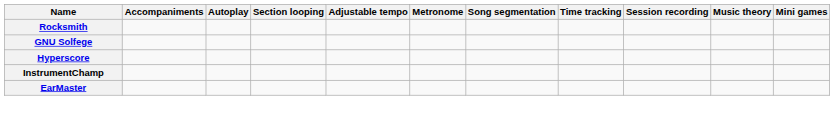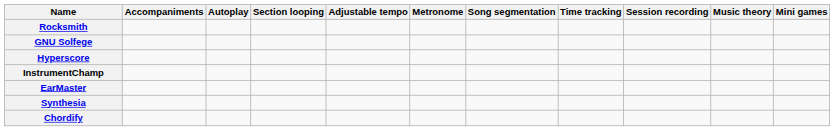+ row: (63, 103)
+ row: (63, 118)
